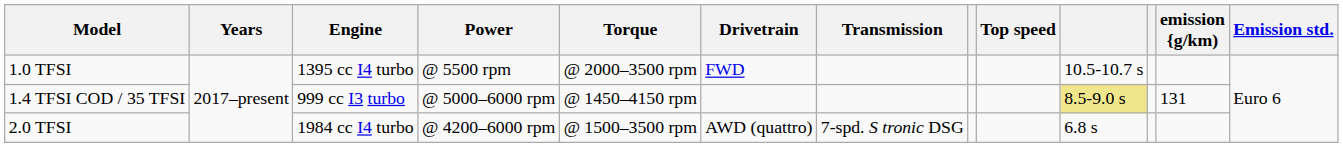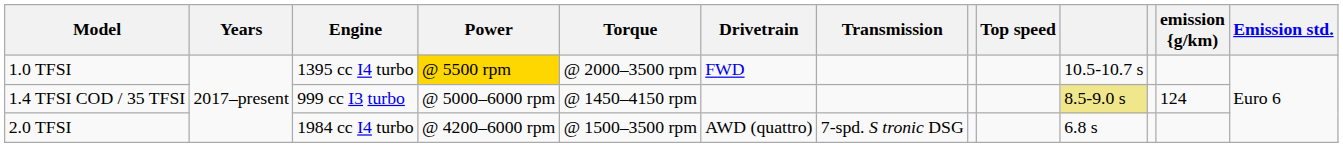(467, 69) no background -> (467, 69) gold background
(1173, 98) 131 -> (1173, 98) 124
